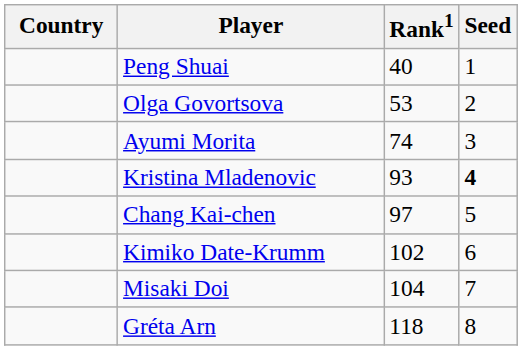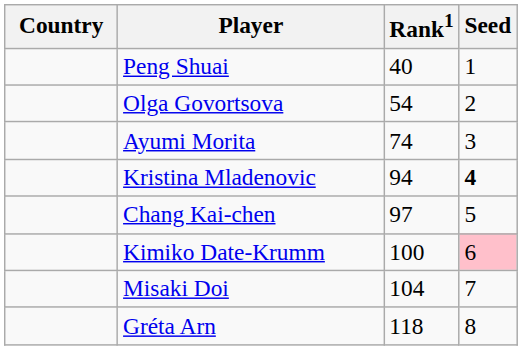(401, 103) 53 -> (401, 103) 54
(401, 177) 93 -> (401, 177) 94
(407, 251) 102 -> (407, 251) 100
(470, 251) no background -> (470, 251) pink background
